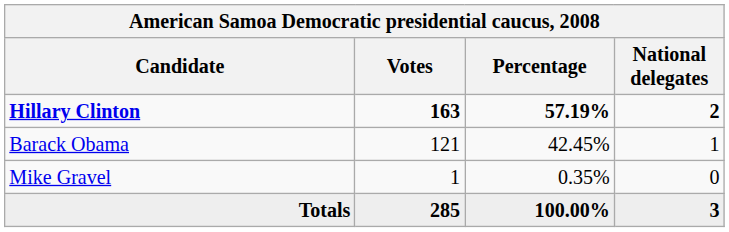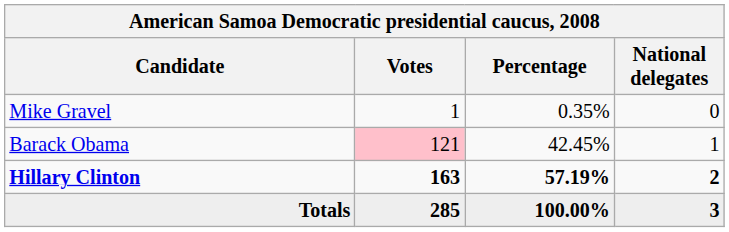rows swapped: (75, 111) <-> (60, 177)
(445, 144) no background -> (445, 144) pink background
